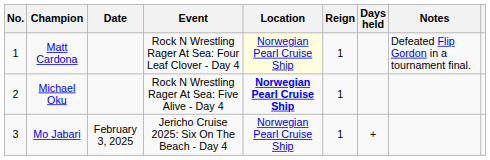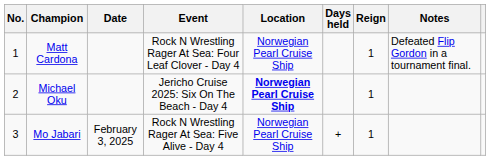columns swapped: (340, 18) <-> (373, 18)
(283, 53) lightyellow background -> (283, 53) no background
(193, 94) Rock N Wrestling Rager At Sea: Five Alive - Day 4 -> (193, 94) Jericho Cruise 2025: Six On The Beach - Day 4
(193, 134) Jericho Cruise 2025: Six On The Beach - Day 4 -> (193, 134) Rock N Wrestling Rager At Sea: Five Alive - Day 4
